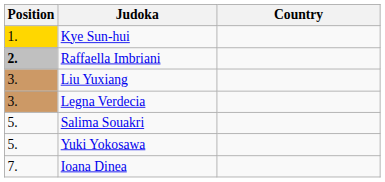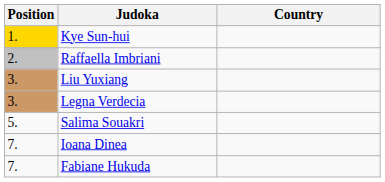(13, 58) bold -> (13, 58) normal
- row: (103, 144)
+ row: (105, 166)
